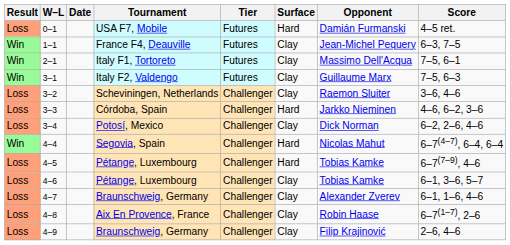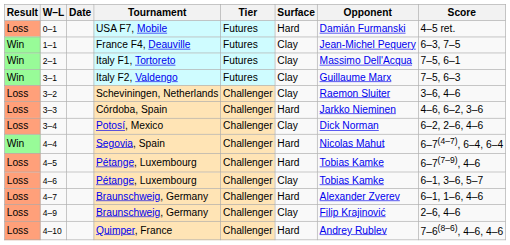(288, 196) Clay -> (288, 196) Hard
- row: (50, 215)
+ row: (52, 231)
